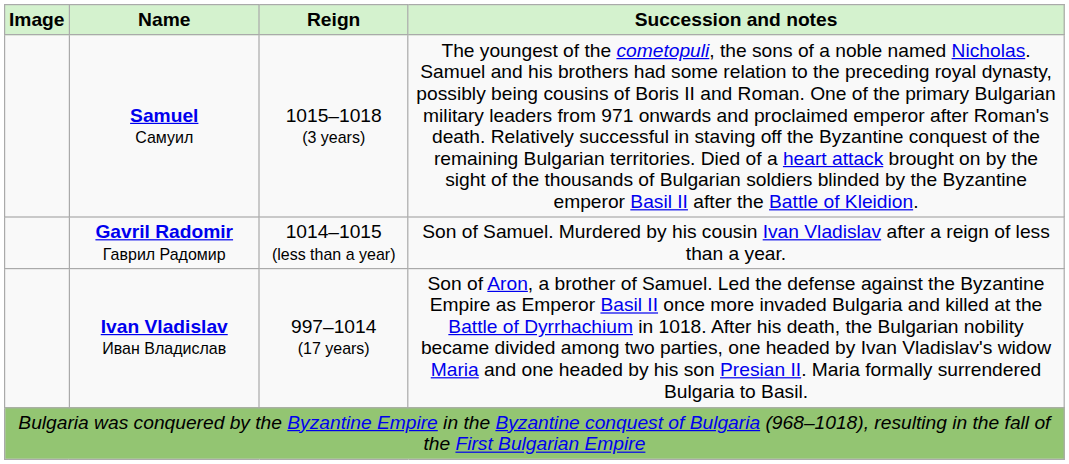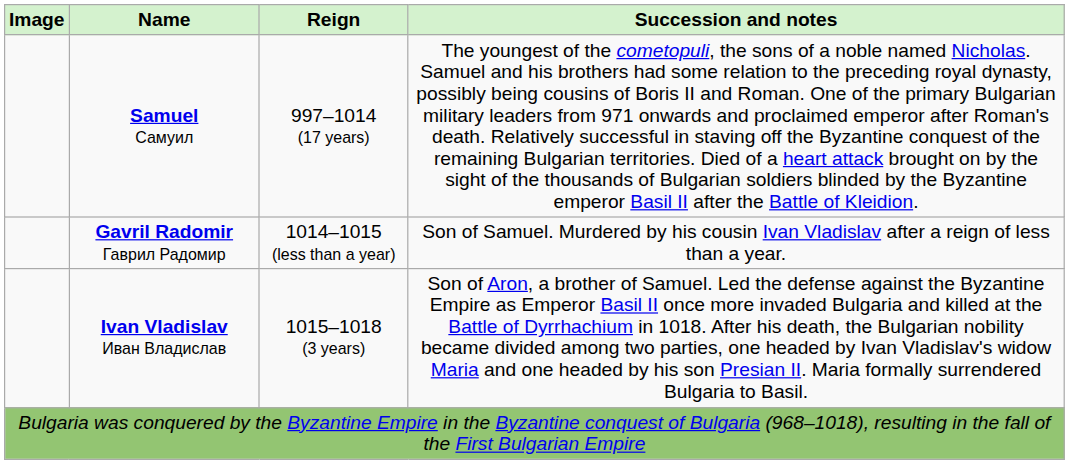(334, 125) 1015–1018 (3 years) -> (334, 125) 997–1014 (17 years)
(334, 337) 997–1014 (17 years) -> (334, 337) 1015–1018 (3 years)
